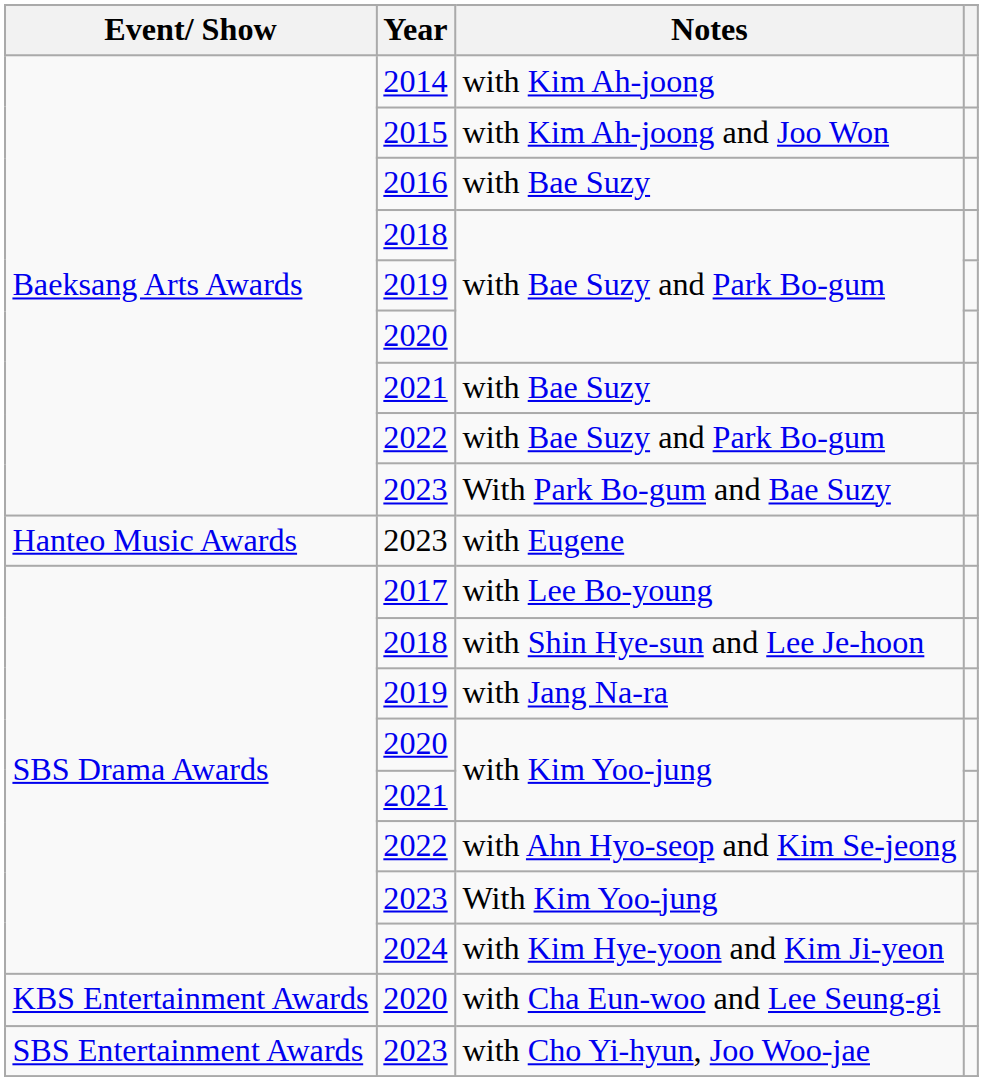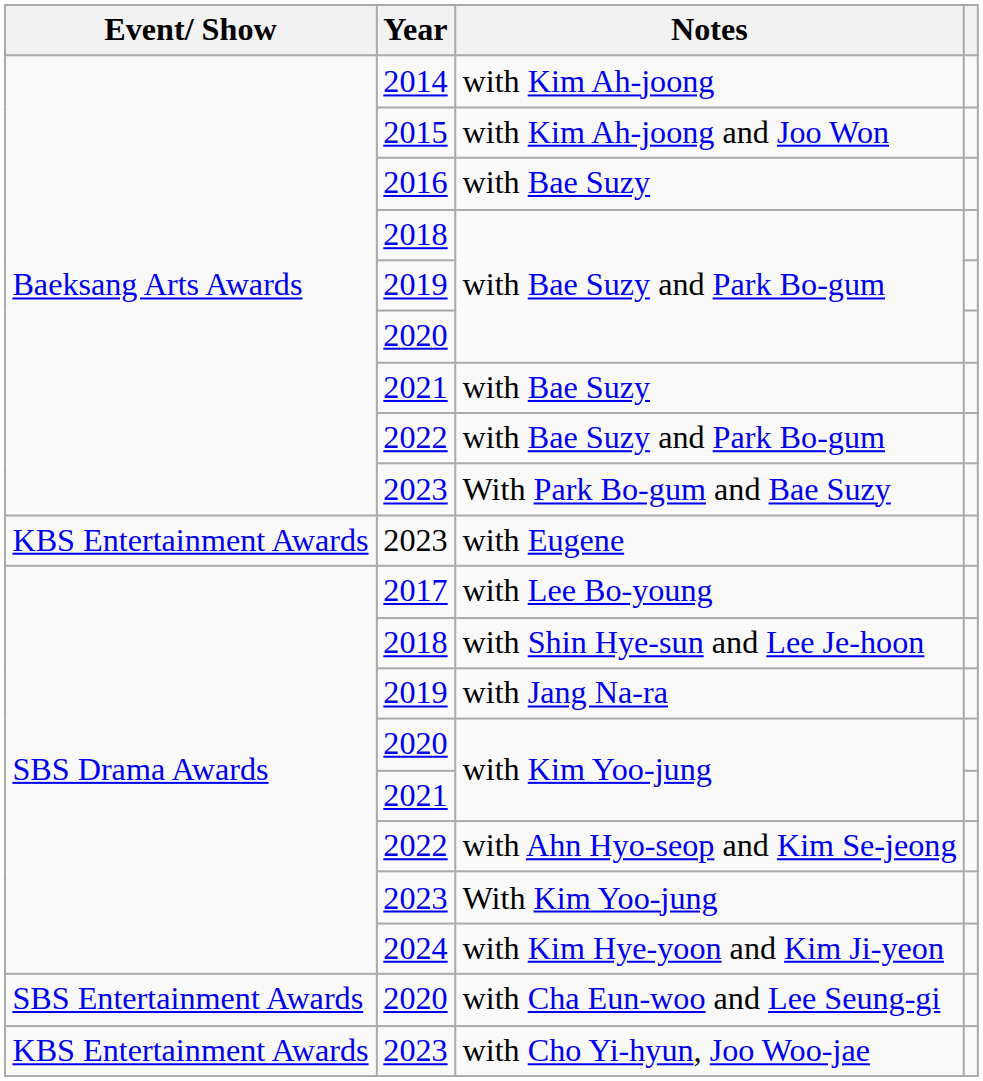(155, 540) Hanteo Music Awards -> (190, 540) KBS Entertainment Awards
(190, 999) KBS Entertainment Awards -> (188, 999) SBS Entertainment Awards
(188, 1050) SBS Entertainment Awards -> (190, 1050) KBS Entertainment Awards
